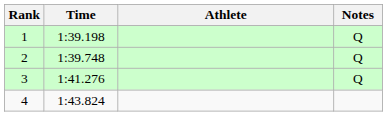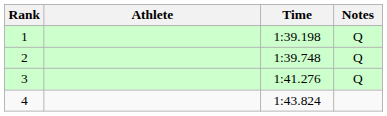columns swapped: (226, 15) <-> (81, 15)
